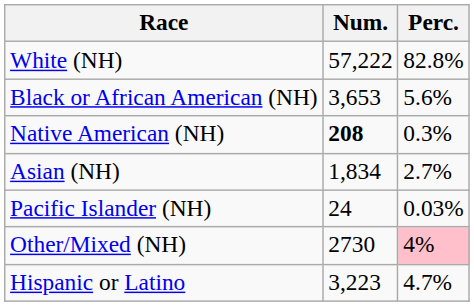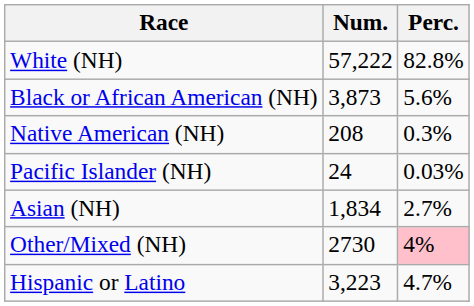(355, 97) 3,653 -> (355, 97) 3,873
(346, 134) bold -> (346, 134) normal
rows swapped: (65, 171) <-> (111, 208)
